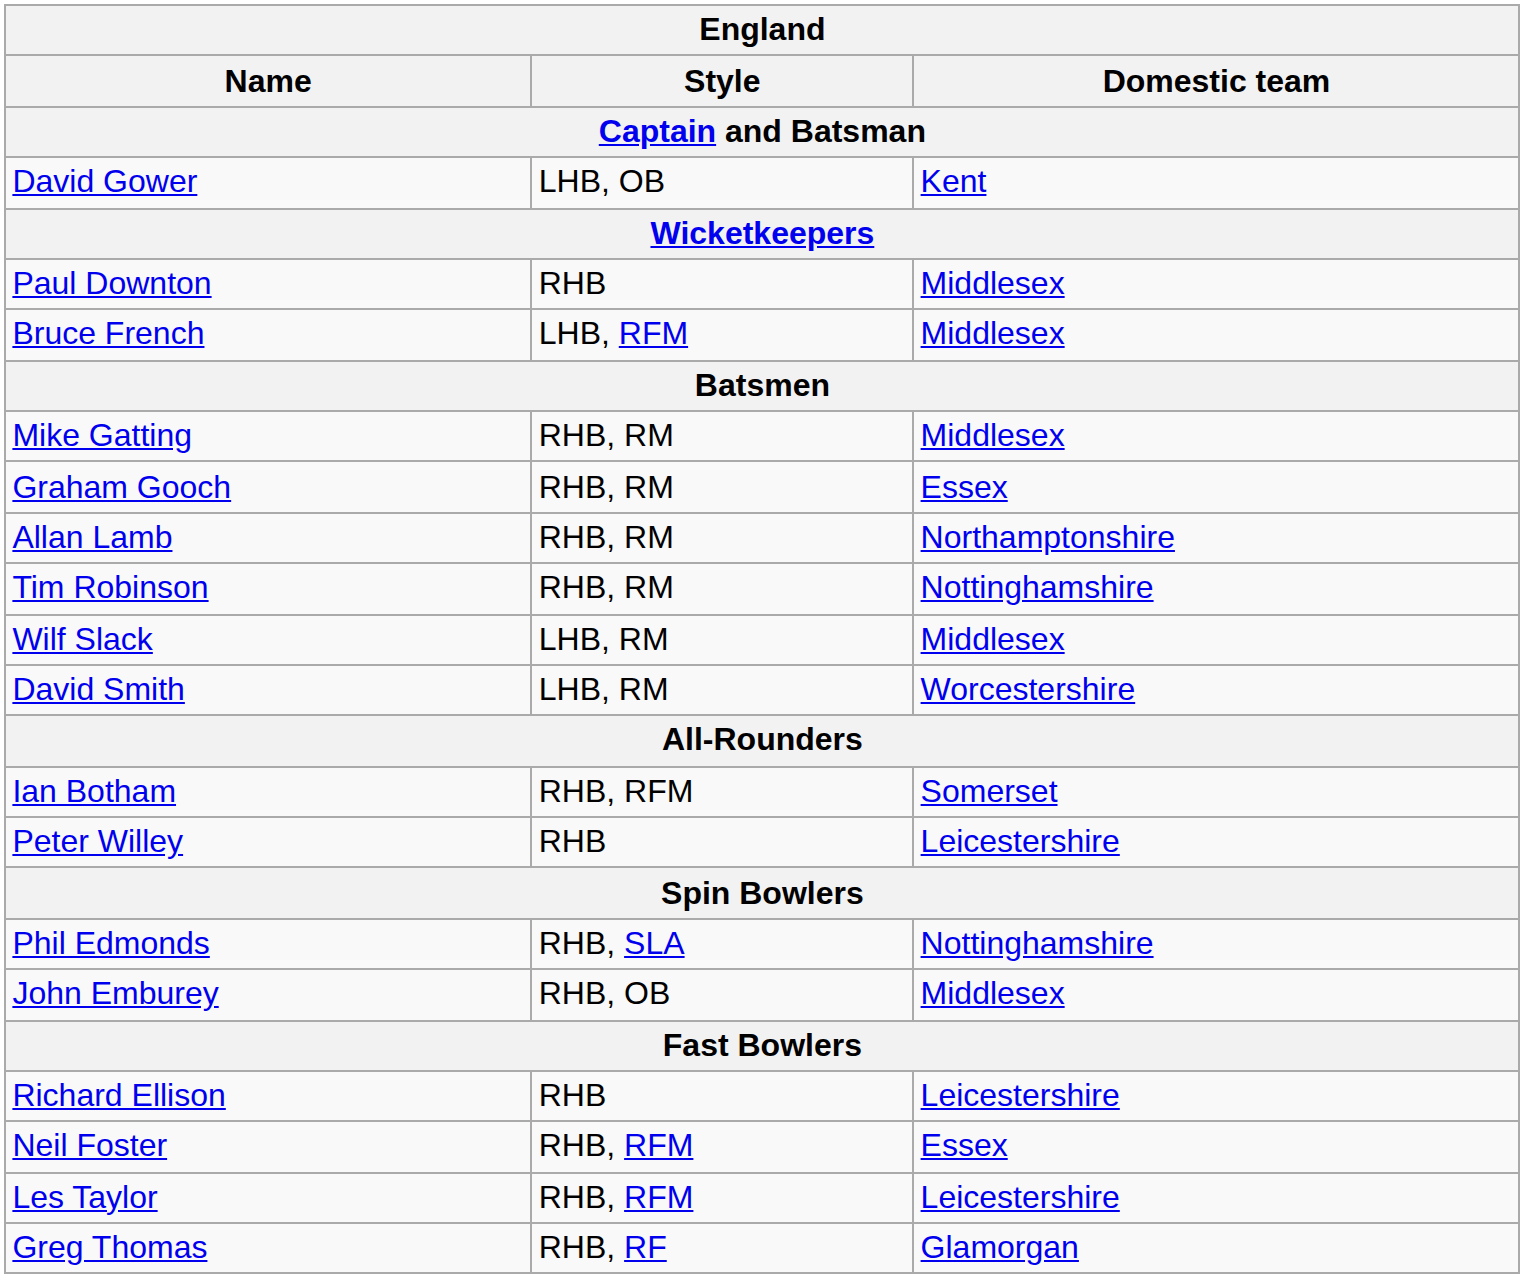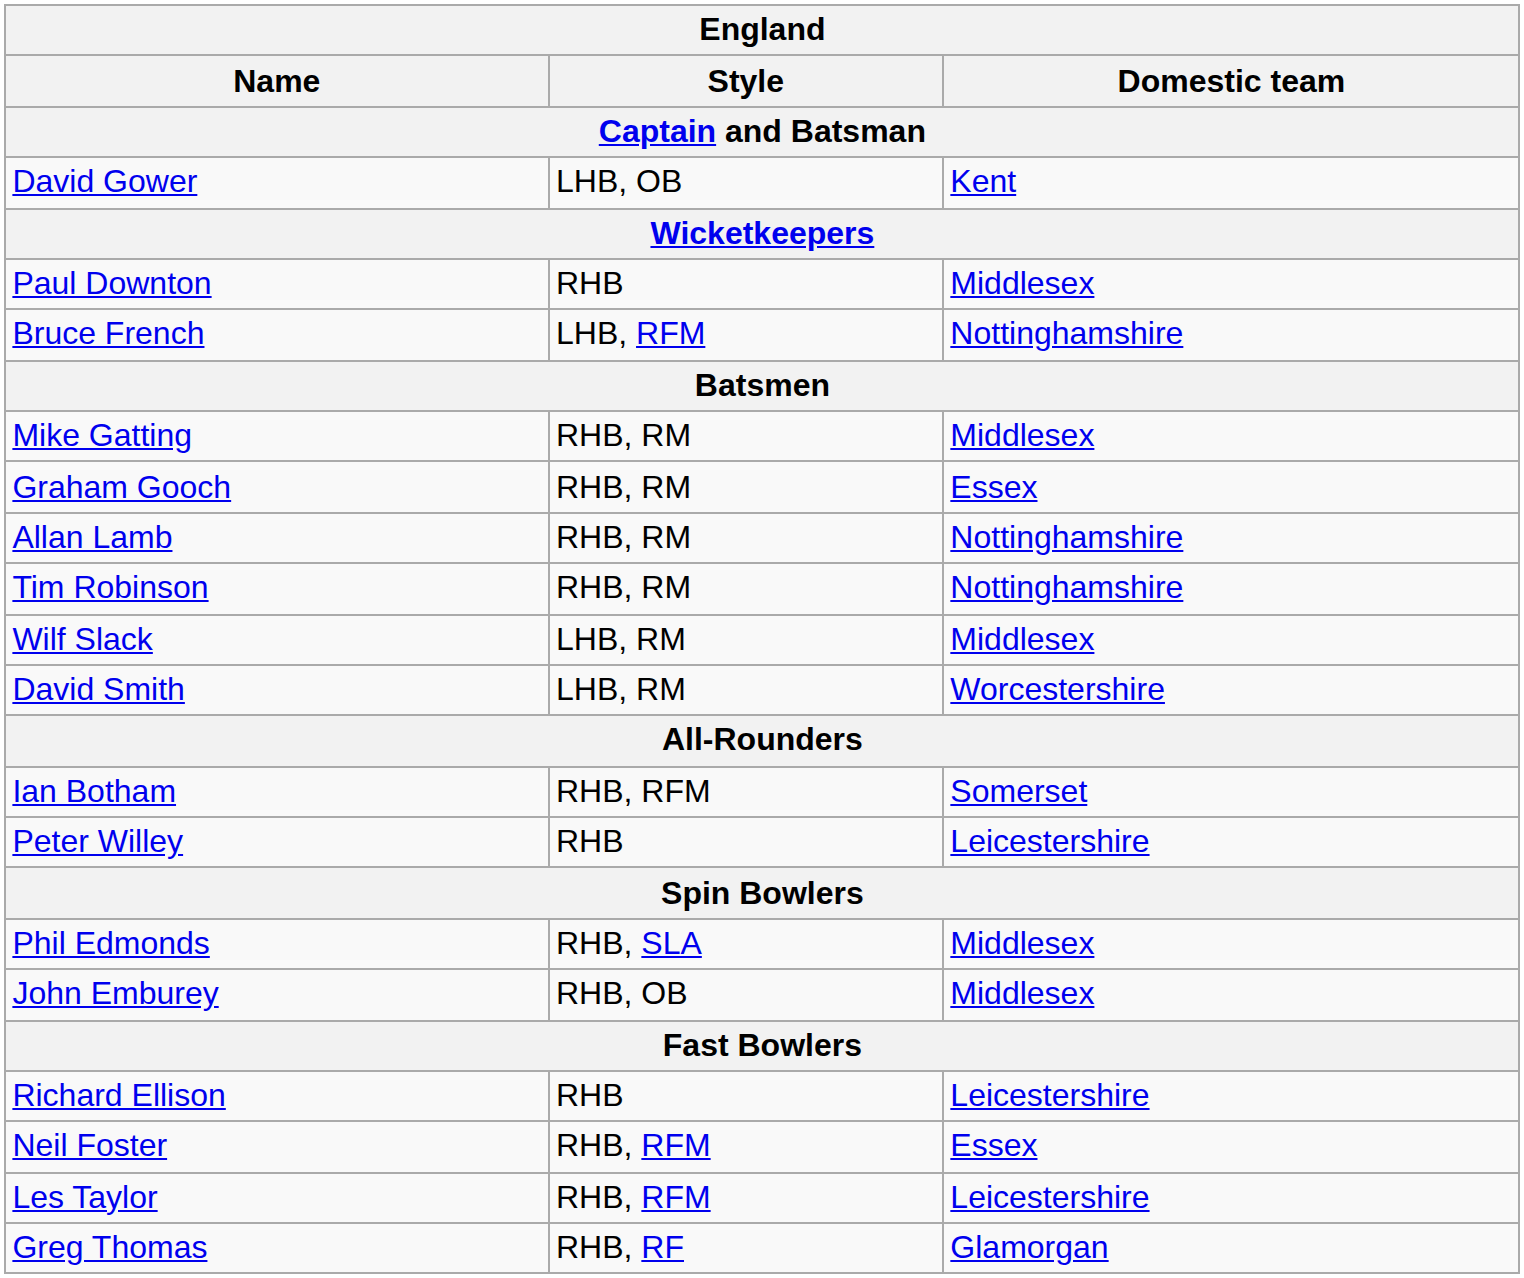(993, 334) Middlesex -> (1067, 334) Nottinghamshire
(1048, 537) Northamptonshire -> (1067, 537) Nottinghamshire
(1037, 943) Nottinghamshire -> (1022, 943) Middlesex
